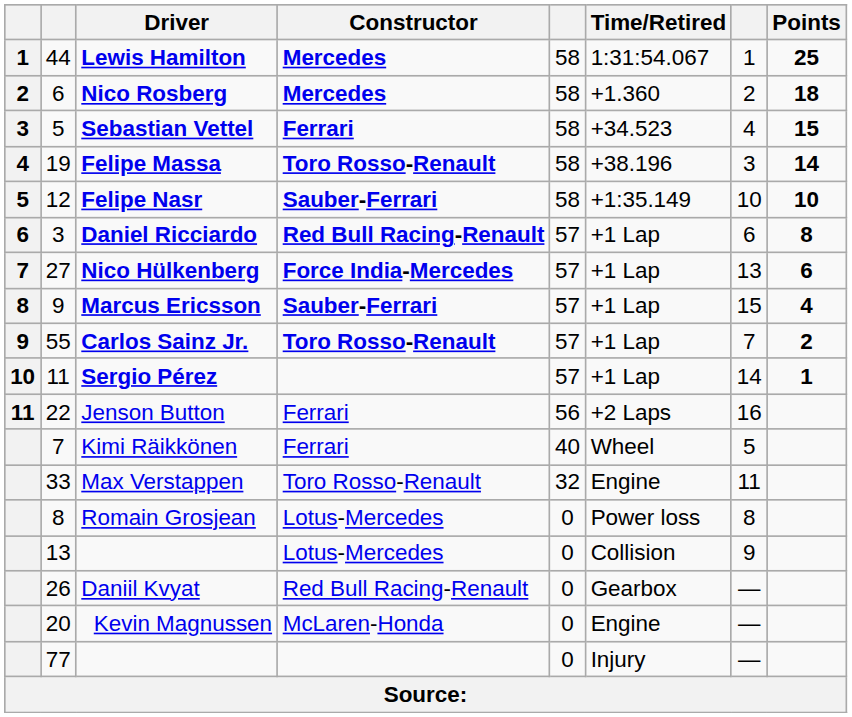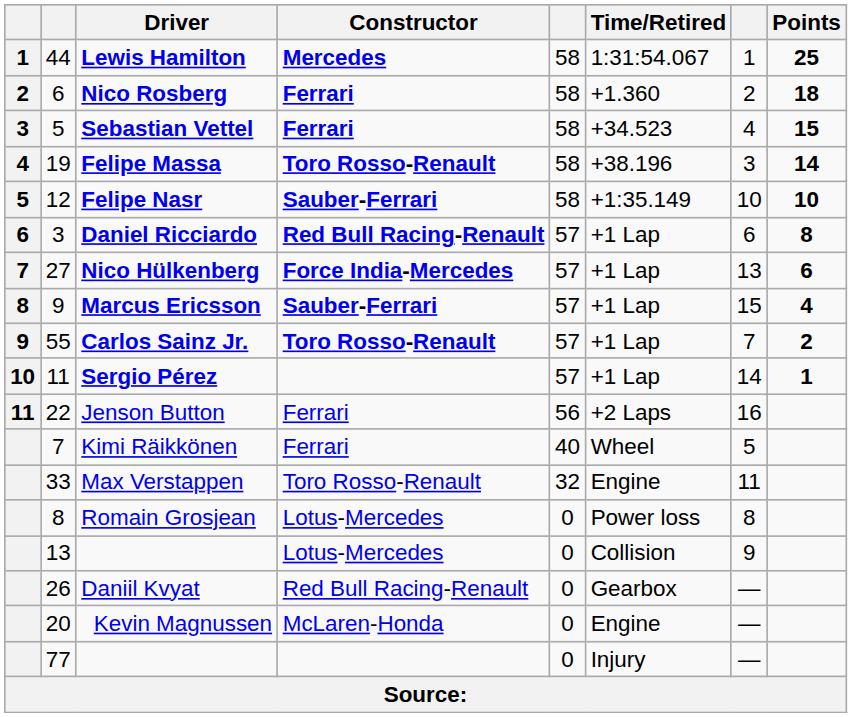(334, 93) Mercedes -> (318, 93) Ferrari
